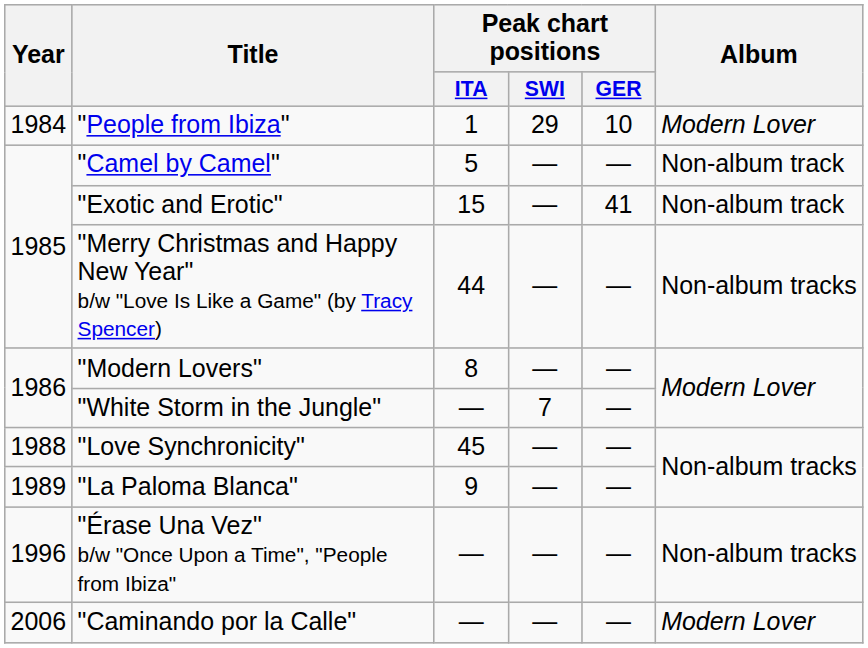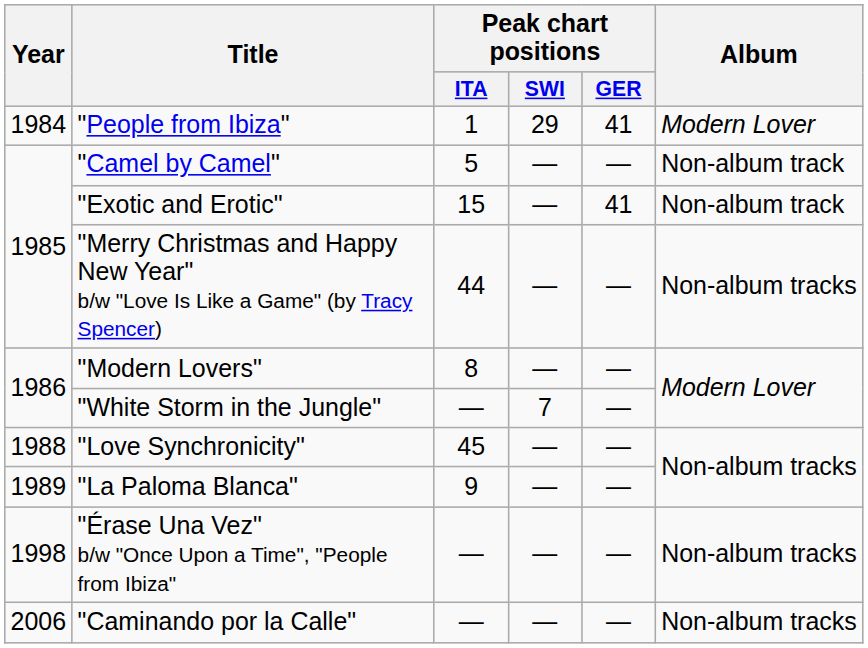(619, 125) 10 -> (619, 125) 41
(38, 554) 1996 -> (38, 554) 1998
(738, 622) Modern Lover -> (759, 622) Non-album tracks
